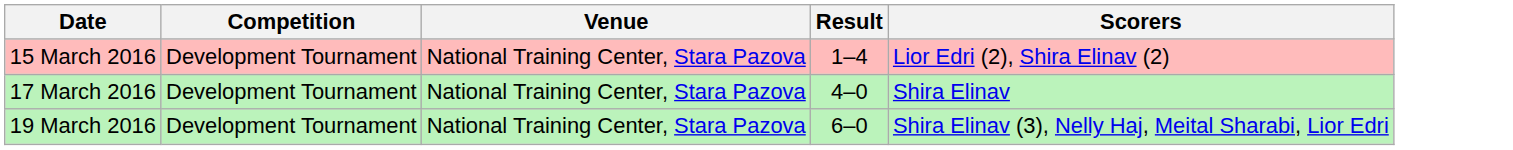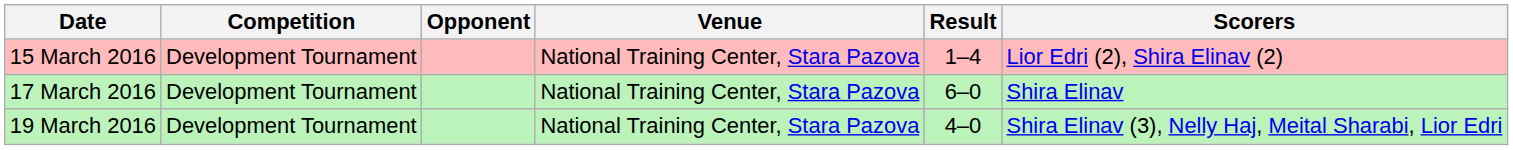+ column: (479, 21)
(849, 91) 4–0 -> (963, 91) 6–0
(849, 126) 6–0 -> (963, 126) 4–0
